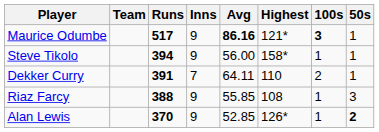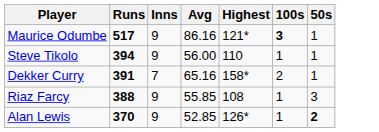- column: (129, 14)
(239, 35) bold -> (200, 35) normal
(274, 55) 158* -> (233, 55) 110
(238, 76) 64.11 -> (200, 76) 65.16
(271, 76) 110 -> (236, 76) 158*
